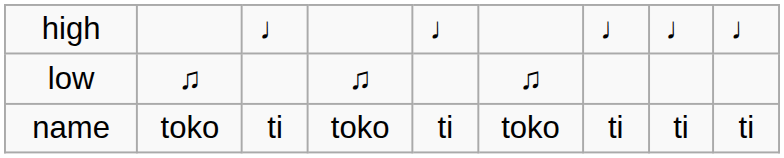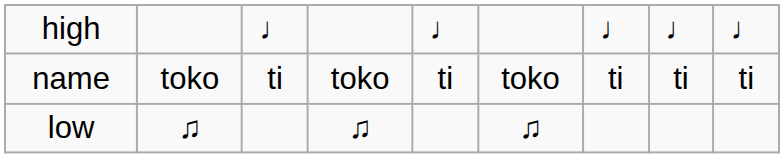rows swapped: (71, 78) <-> (71, 127)
